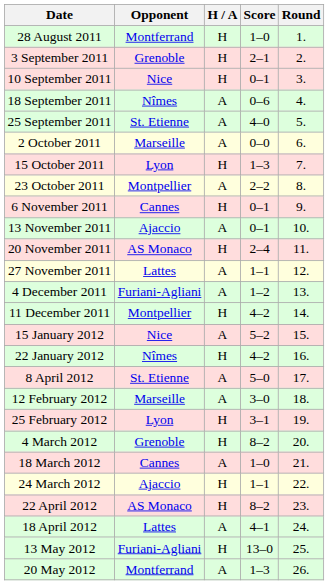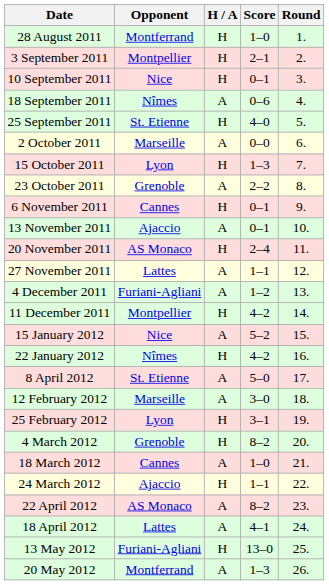(160, 57) Grenoble -> (160, 57) Montpellier
(222, 121) A -> (222, 121) H
(160, 185) Montpellier -> (160, 185) Grenoble
(222, 505) H -> (222, 505) A
